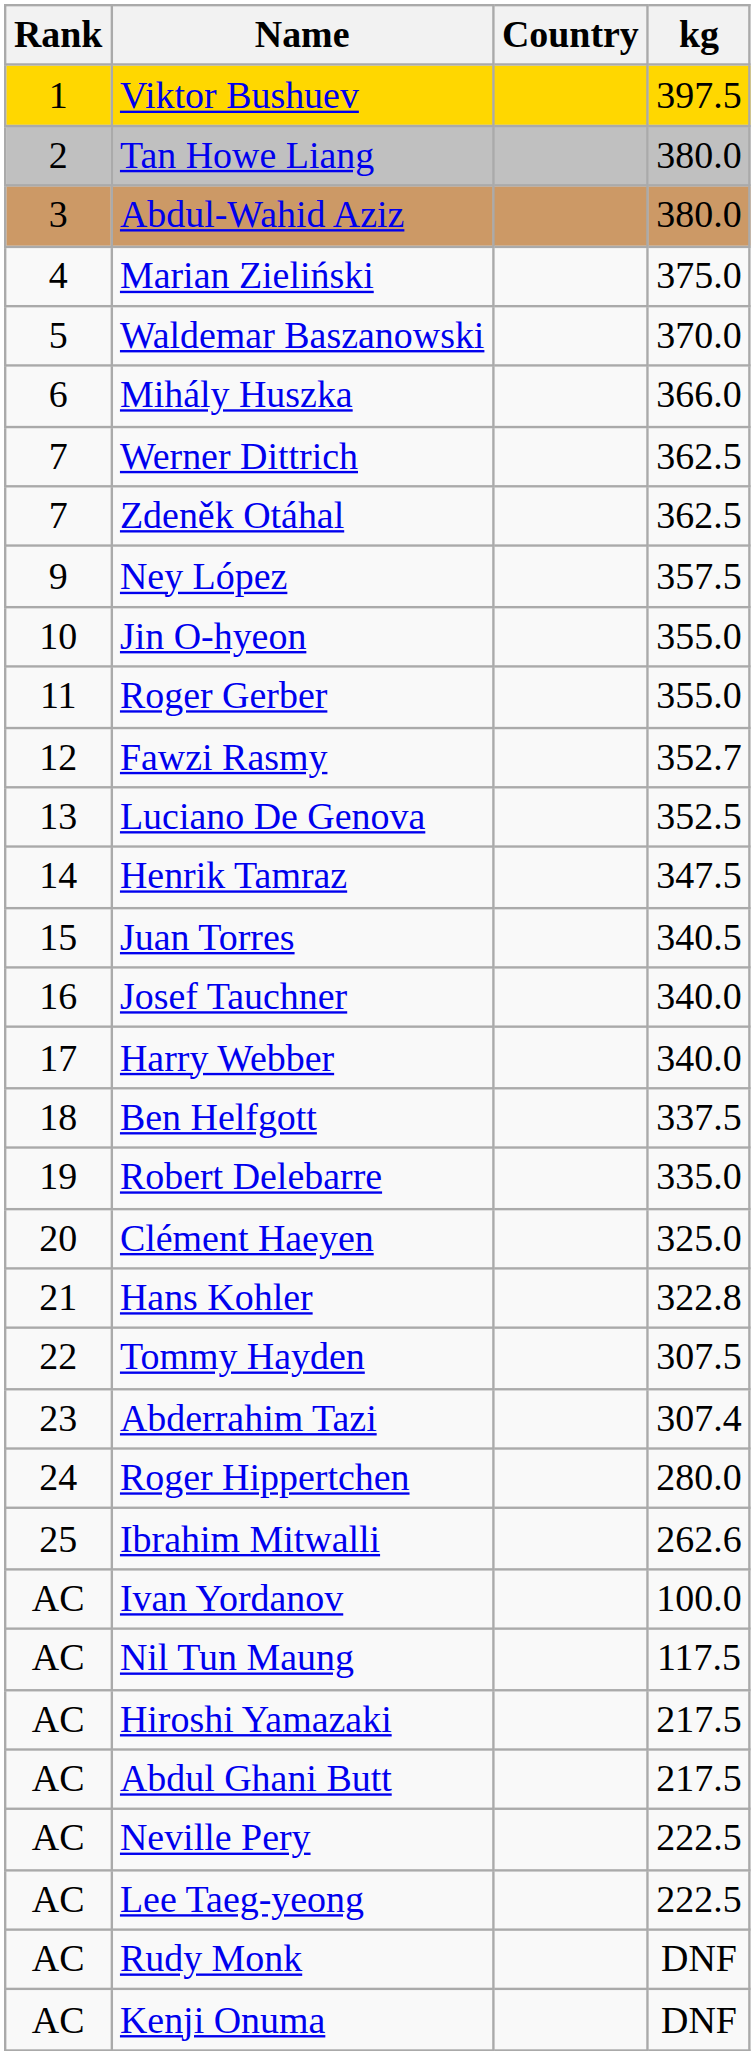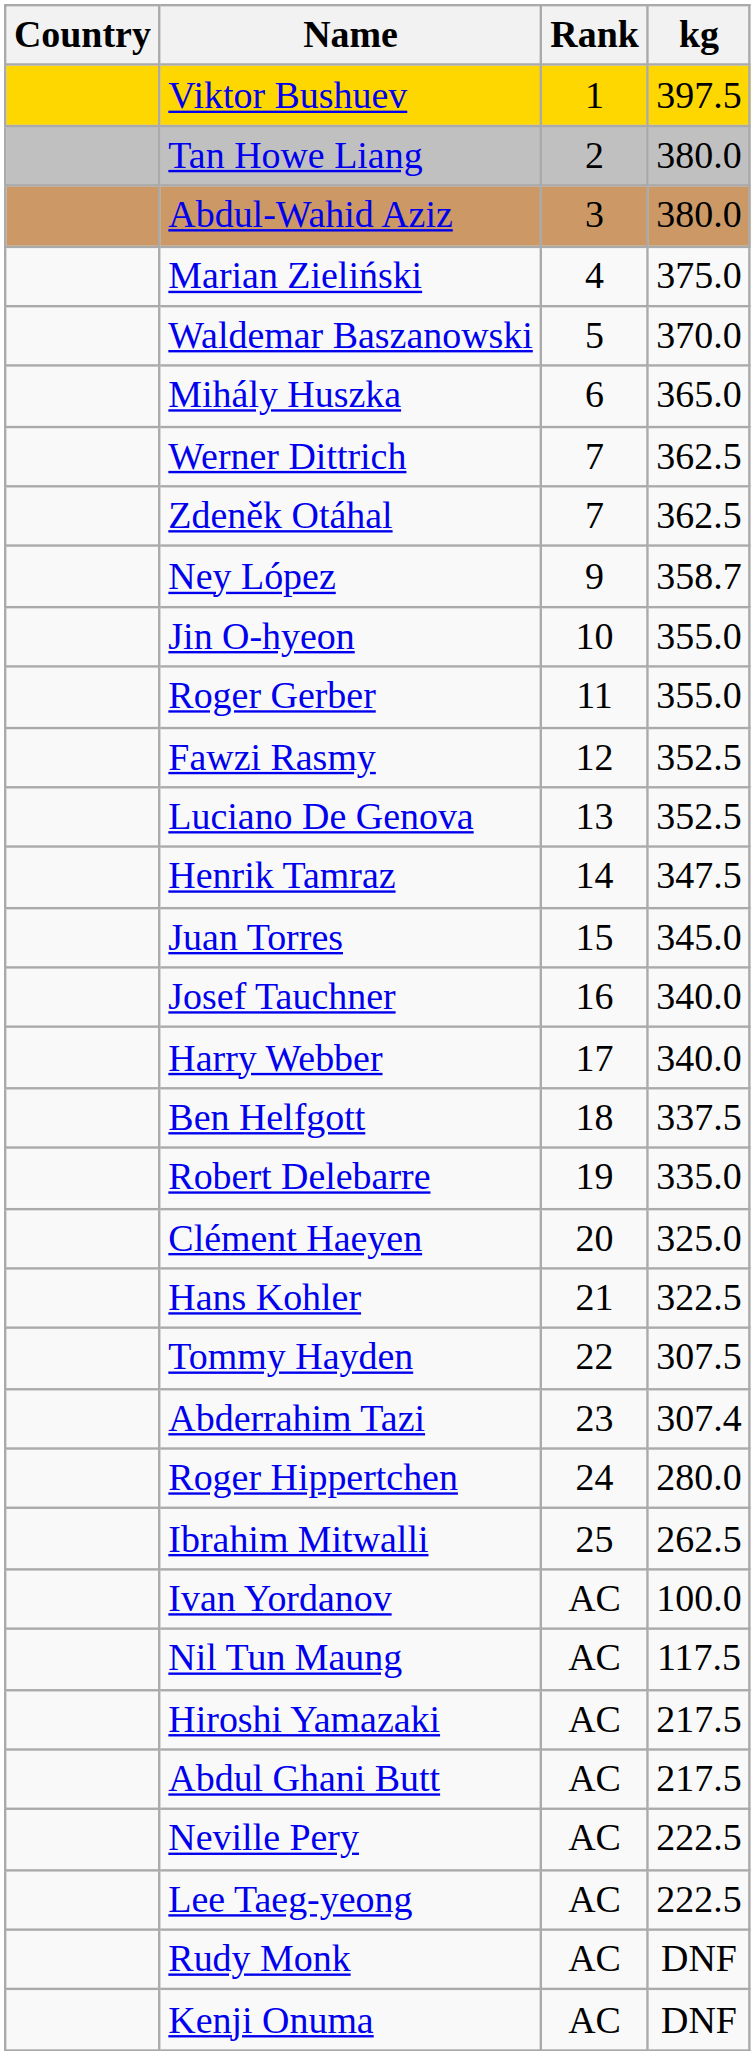columns swapped: (58, 34) <-> (570, 34)
(699, 395) 366.0 -> (699, 395) 365.0
(699, 575) 357.5 -> (699, 575) 358.7
(699, 756) 352.7 -> (699, 756) 352.5
(699, 936) 340.5 -> (699, 936) 345.0
(699, 1297) 322.8 -> (699, 1297) 322.5
(699, 1538) 262.6 -> (699, 1538) 262.5
